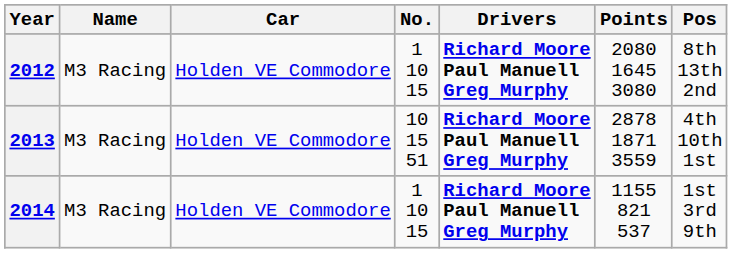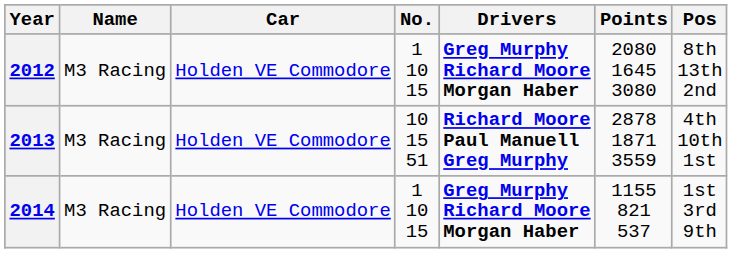(517, 70) Richard Moore Paul Manuell Greg Murphy -> (517, 70) Greg Murphy Richard Moore Morgan Haber
(517, 212) Richard Moore Paul Manuell Greg Murphy -> (517, 212) Greg Murphy Richard Moore Morgan Haber
